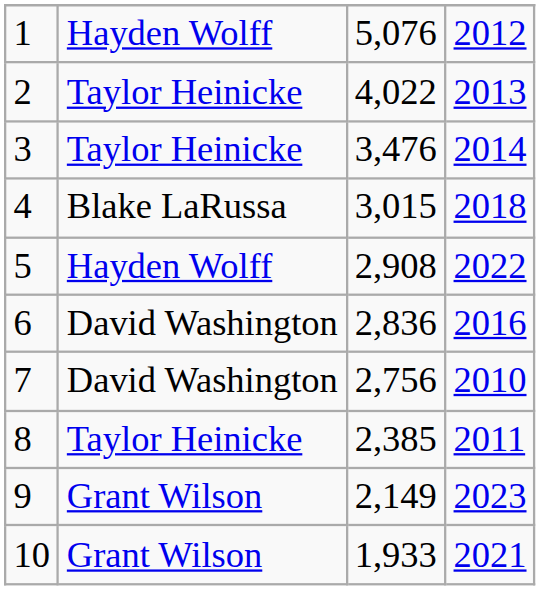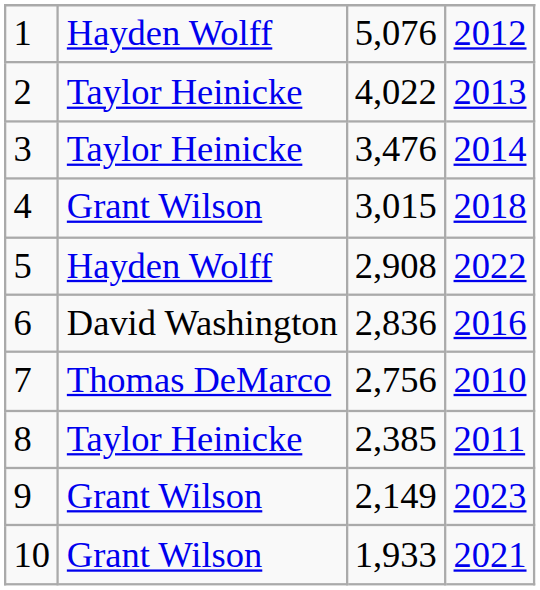(177, 206) Blake LaRussa -> (165, 206) Grant Wilson
(202, 380) David Washington -> (199, 380) Thomas DeMarco
